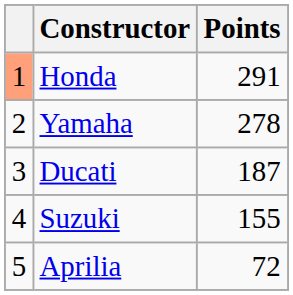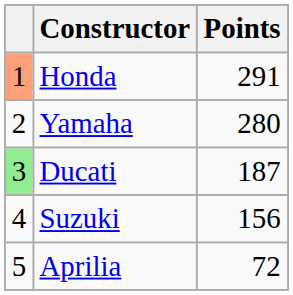(259, 123) 278 -> (259, 123) 280
(19, 171) no background -> (19, 171) lightgreen background
(259, 218) 155 -> (259, 218) 156
